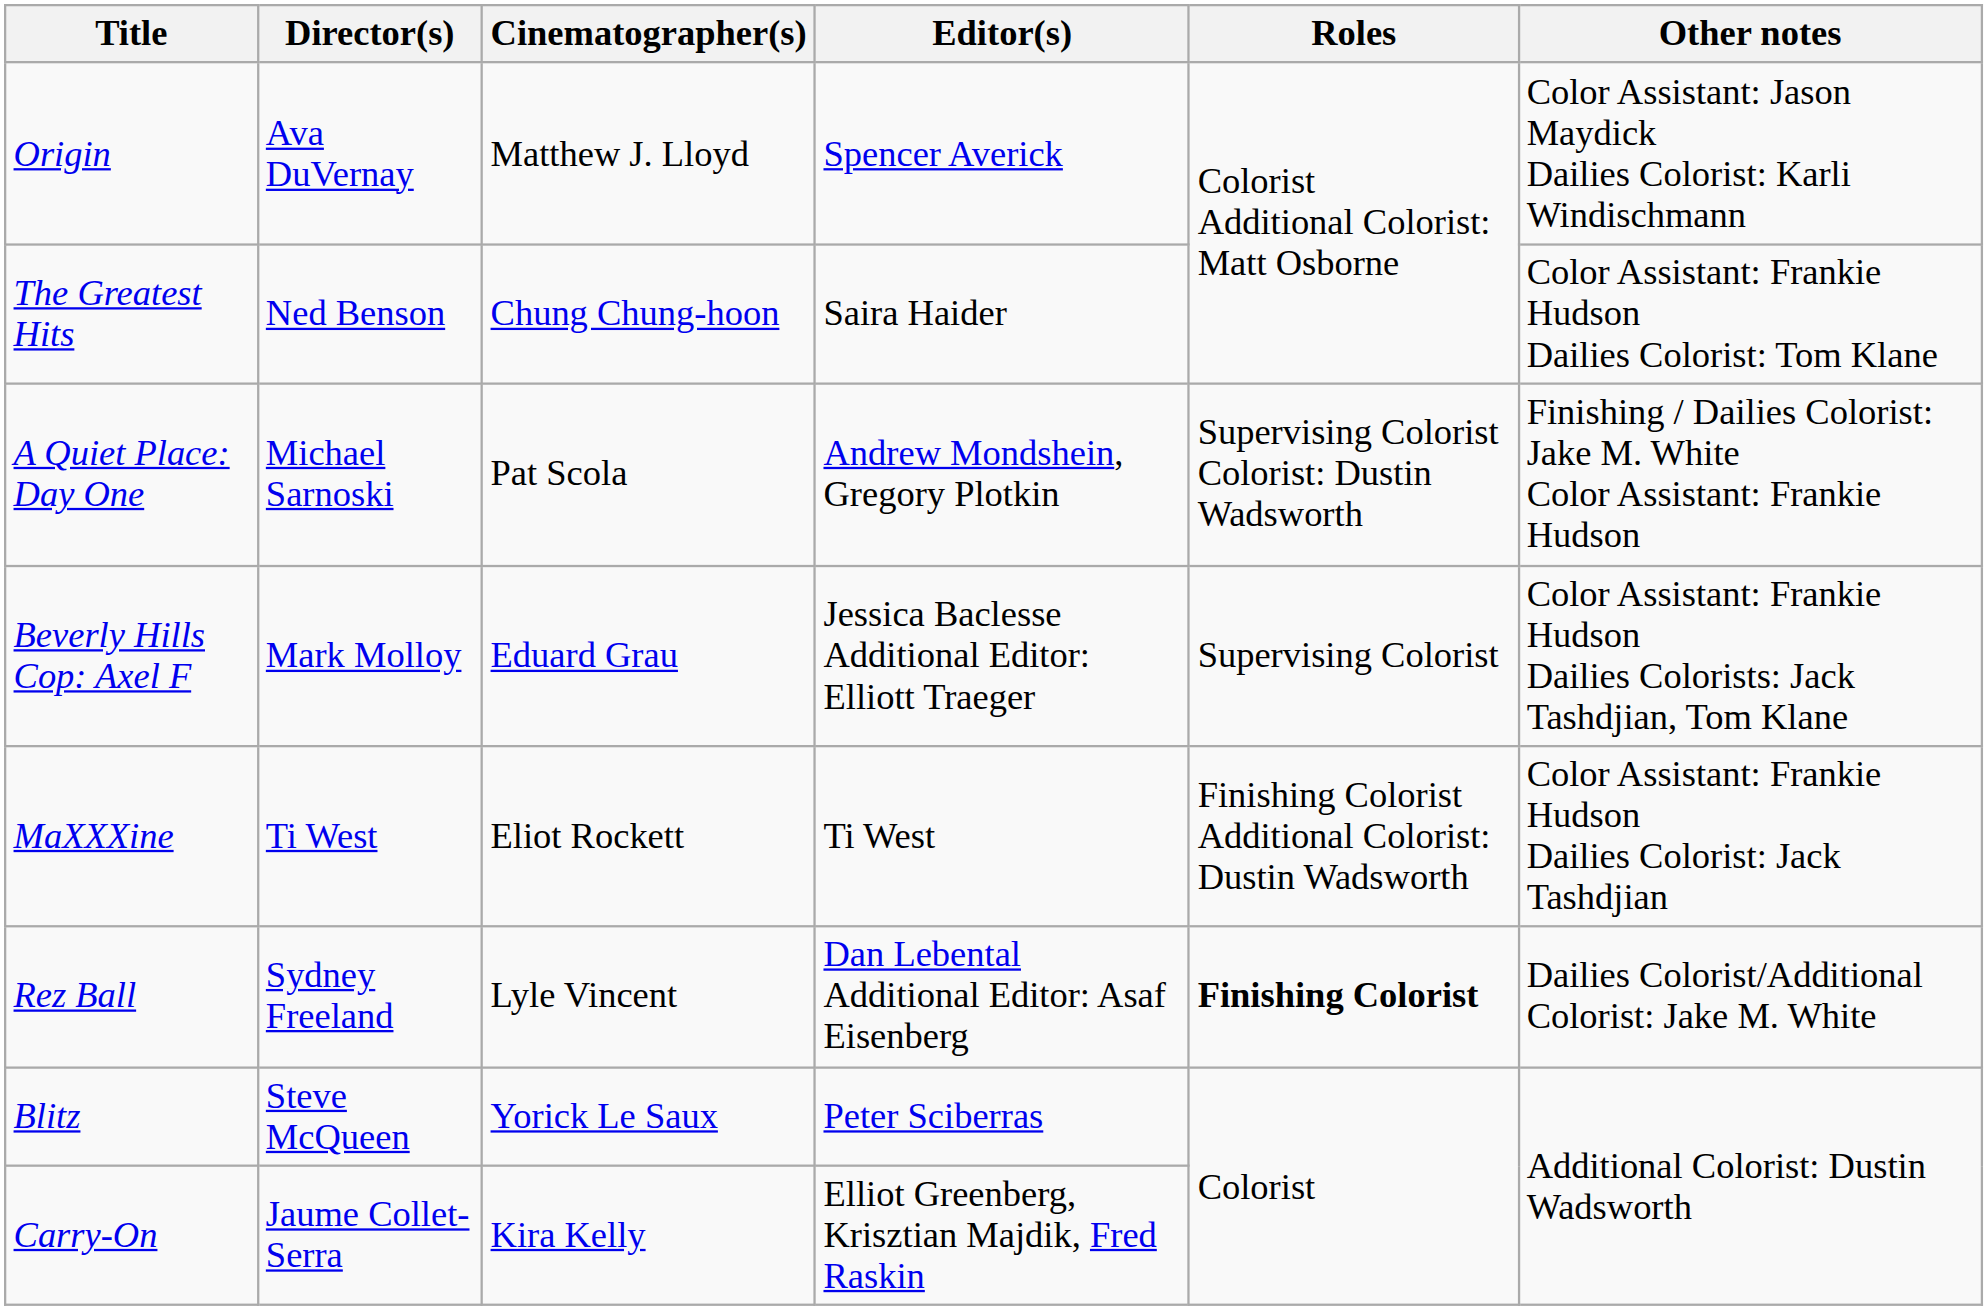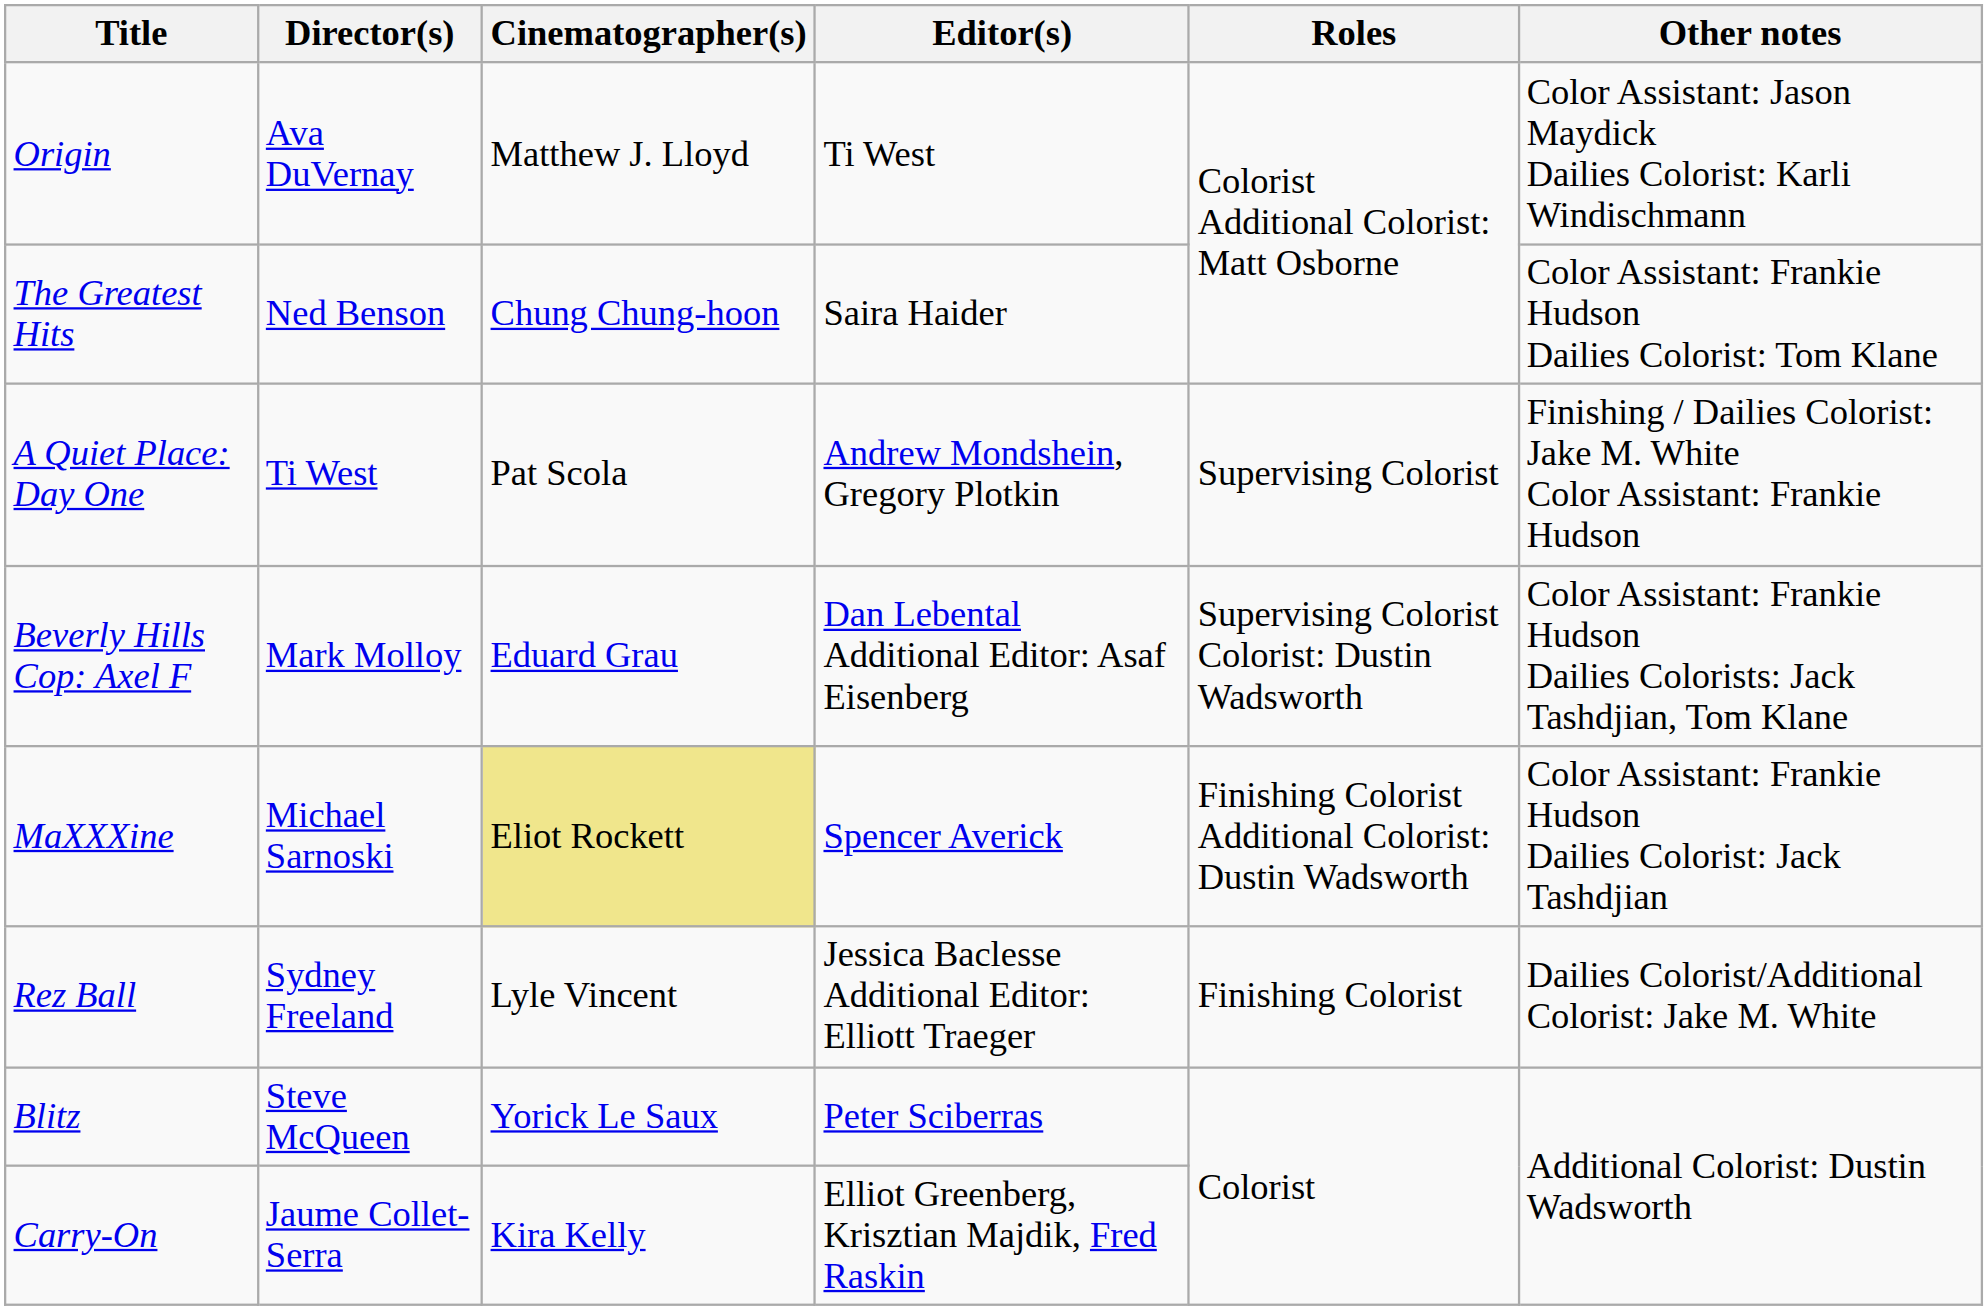(943, 152) Spencer Averick -> (879, 152) Ti West
(330, 473) Michael Sarnoski -> (322, 473) Ti West
(1348, 473) Supervising Colorist Colorist: Dustin Wadsworth -> (1348, 473) Supervising Colorist
(957, 654) Jessica Baclesse Additional Editor: Elliott Traeger -> (995, 654) Dan Lebental Additional Editor: Asaf Eisenberg
(1348, 654) Supervising Colorist -> (1348, 654) Supervising Colorist Colorist: Dustin Wadsworth
(322, 835) Ti West -> (330, 835) Michael Sarnoski
(587, 835) no background -> (587, 835) khaki background
(879, 835) Ti West -> (943, 835) Spencer Averick
(995, 996) Dan Lebental Additional Editor: Asaf Eisenberg -> (957, 996) Jessica Baclesse Additional Editor: Elliott Traeger
(1338, 996) bold -> (1330, 996) normal
